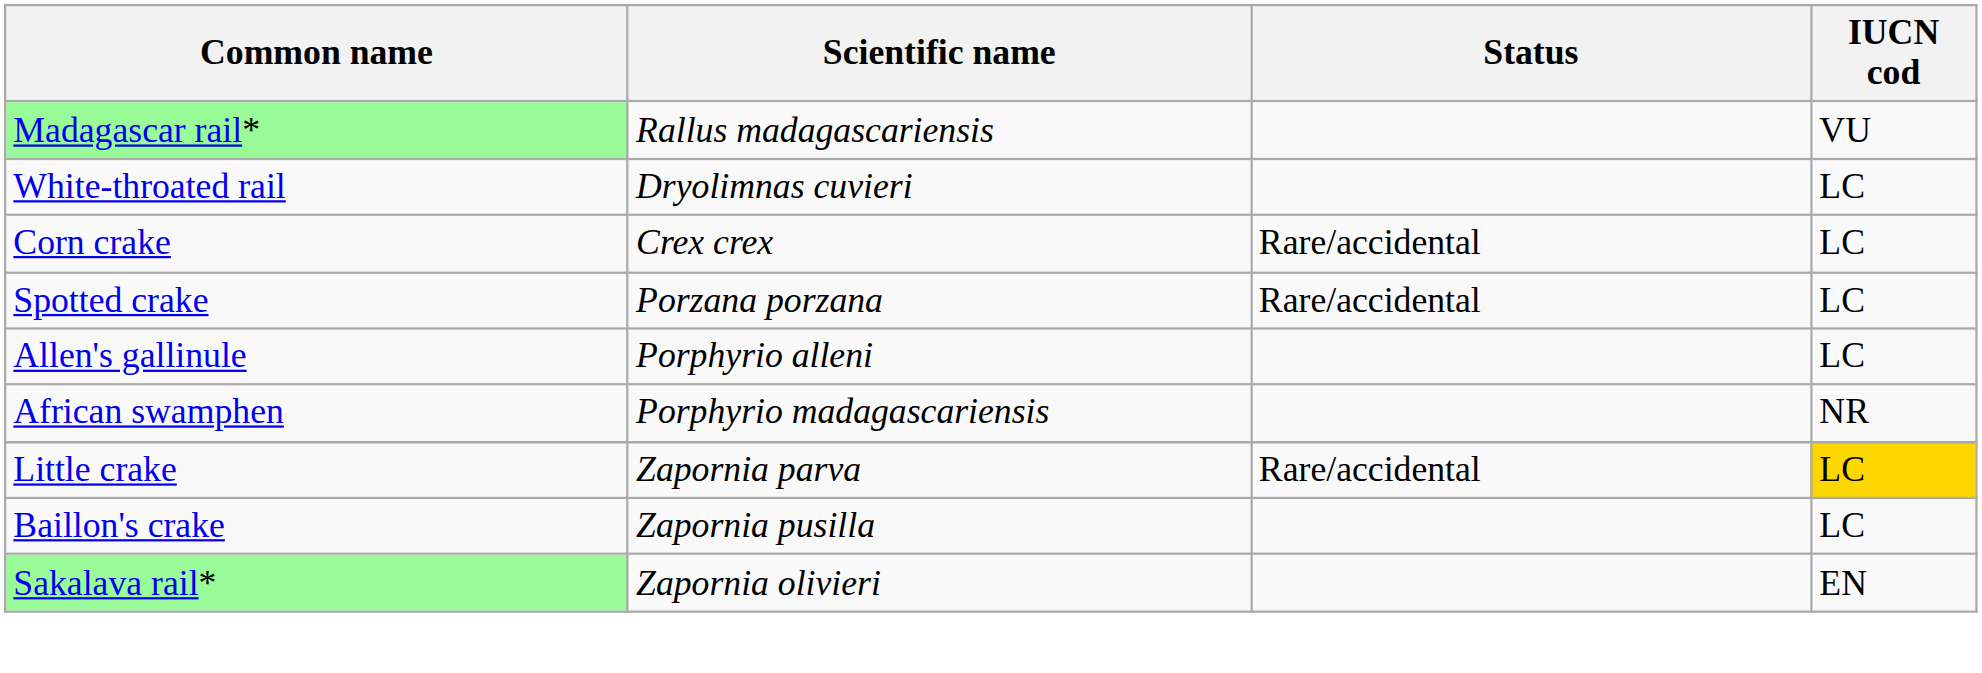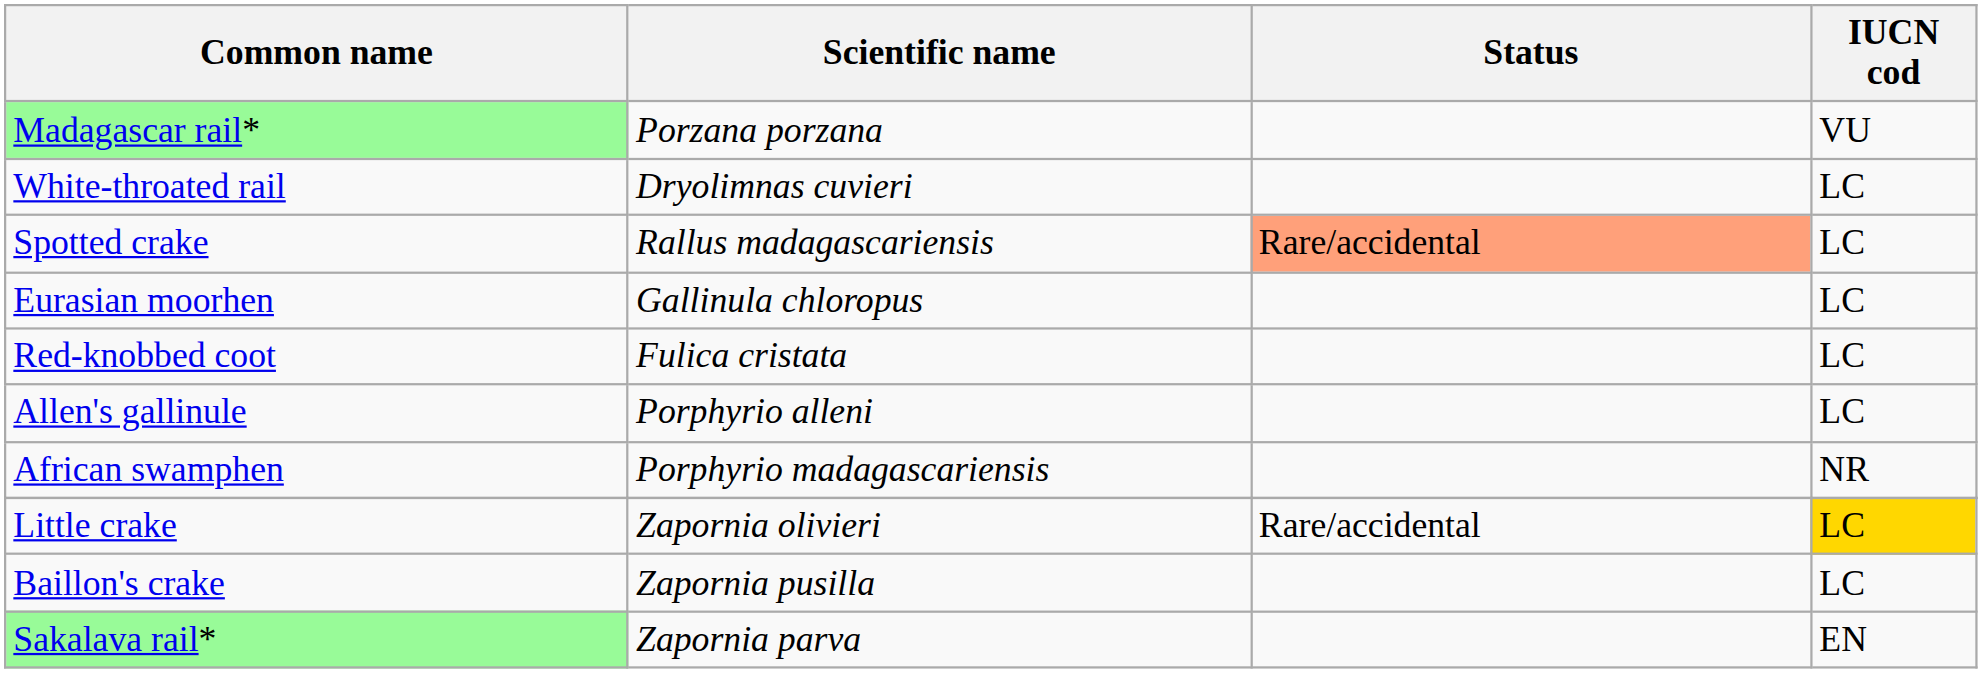(815, 129) Rallus madagascariensis -> (760, 129) Porzana porzana
- row: (92, 242)
(760, 299) Porzana porzana -> (815, 242) Rallus madagascariensis
(1370, 299) no background -> (1370, 242) lightsalmon background
+ row: (144, 299)
+ row: (145, 355)
(749, 469) Zapornia parva -> (759, 525) Zapornia olivieri
(759, 582) Zapornia olivieri -> (749, 638) Zapornia parva
